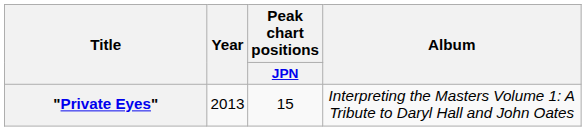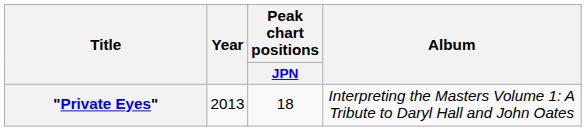(285, 105) 15 -> (285, 105) 18
